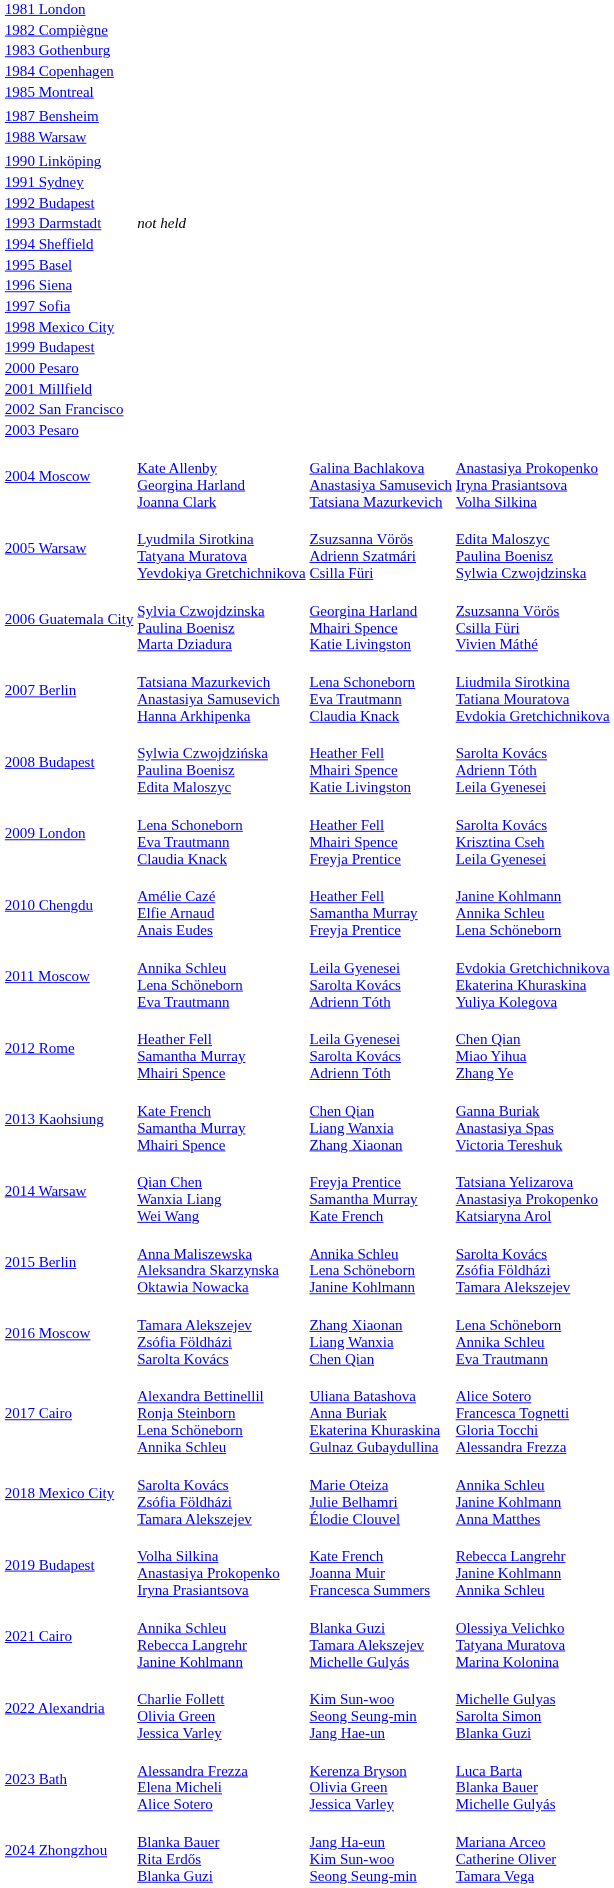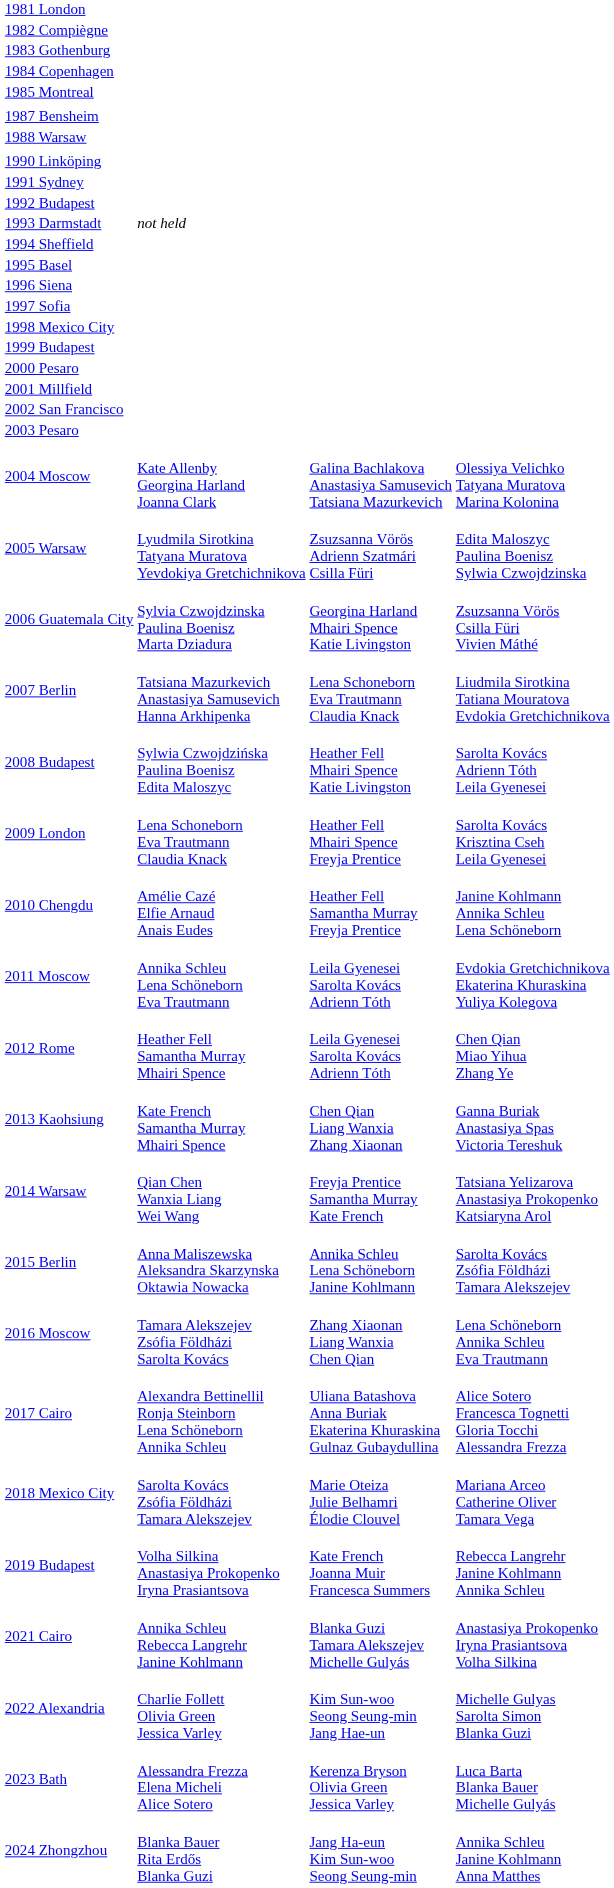(527, 484) Anastasiya Prokopenko Iryna Prasiantsova Volha Silkina -> (510, 484) Olessiya Velichko Tatyana Muratova Marina Kolonina
(509, 1502) Annika Schleu Janine Kohlmann Anna Matthes -> (506, 1502) Mariana Arceo Catherine Oliver Tamara Vega
(510, 1644) Olessiya Velichko Tatyana Muratova Marina Kolonina -> (527, 1644) Anastasiya Prokopenko Iryna Prasiantsova Volha Silkina
(506, 1859) Mariana Arceo Catherine Oliver Tamara Vega -> (509, 1859) Annika Schleu Janine Kohlmann Anna Matthes
